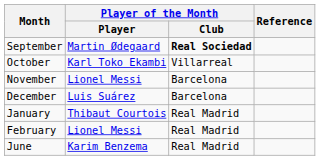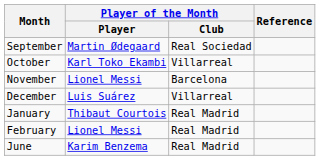(211, 46) bold -> (211, 46) normal
(199, 96) Barcelona -> (202, 96) Villarreal
